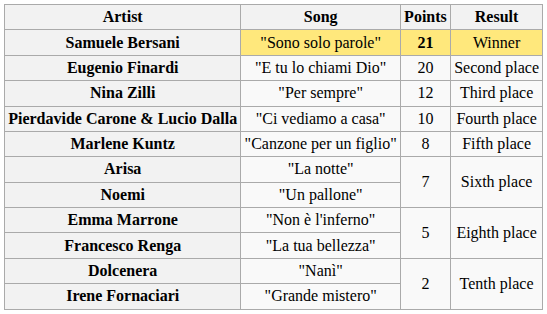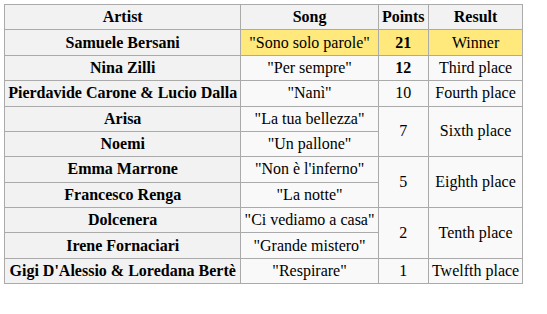- row: (123, 67)
(425, 93) normal -> (403, 67) bold
(321, 118) "Ci vediamo a casa" -> (310, 93) "Nanì"
- row: (123, 144)
(321, 169) "La notte" -> (310, 118) "La tua bellezza"
(321, 245) "La tua bellezza" -> (310, 194) "La notte"
(321, 270) "Nanì" -> (310, 220) "Ci vediamo a casa"
+ row: (123, 270)
